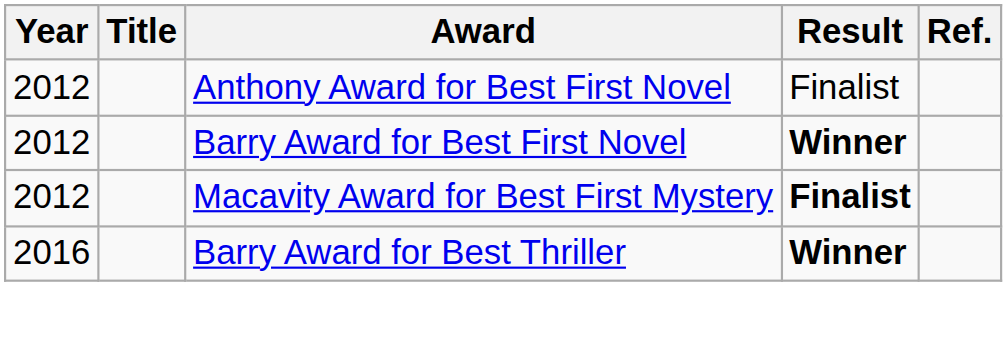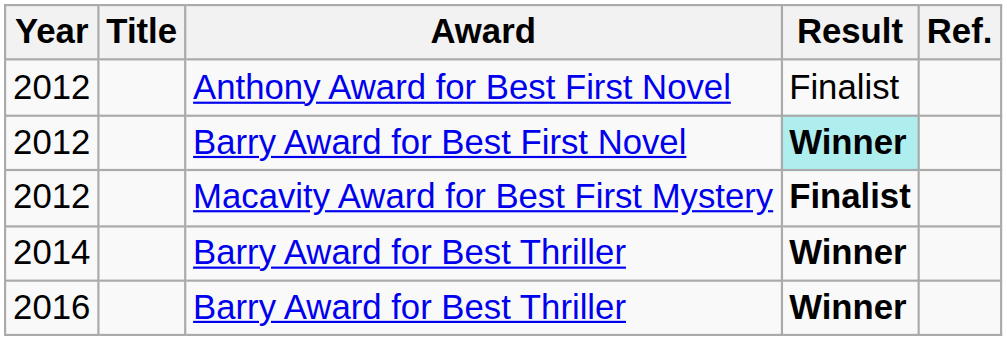(848, 142) no background -> (848, 142) paleturquoise background
+ row: (52, 252)
